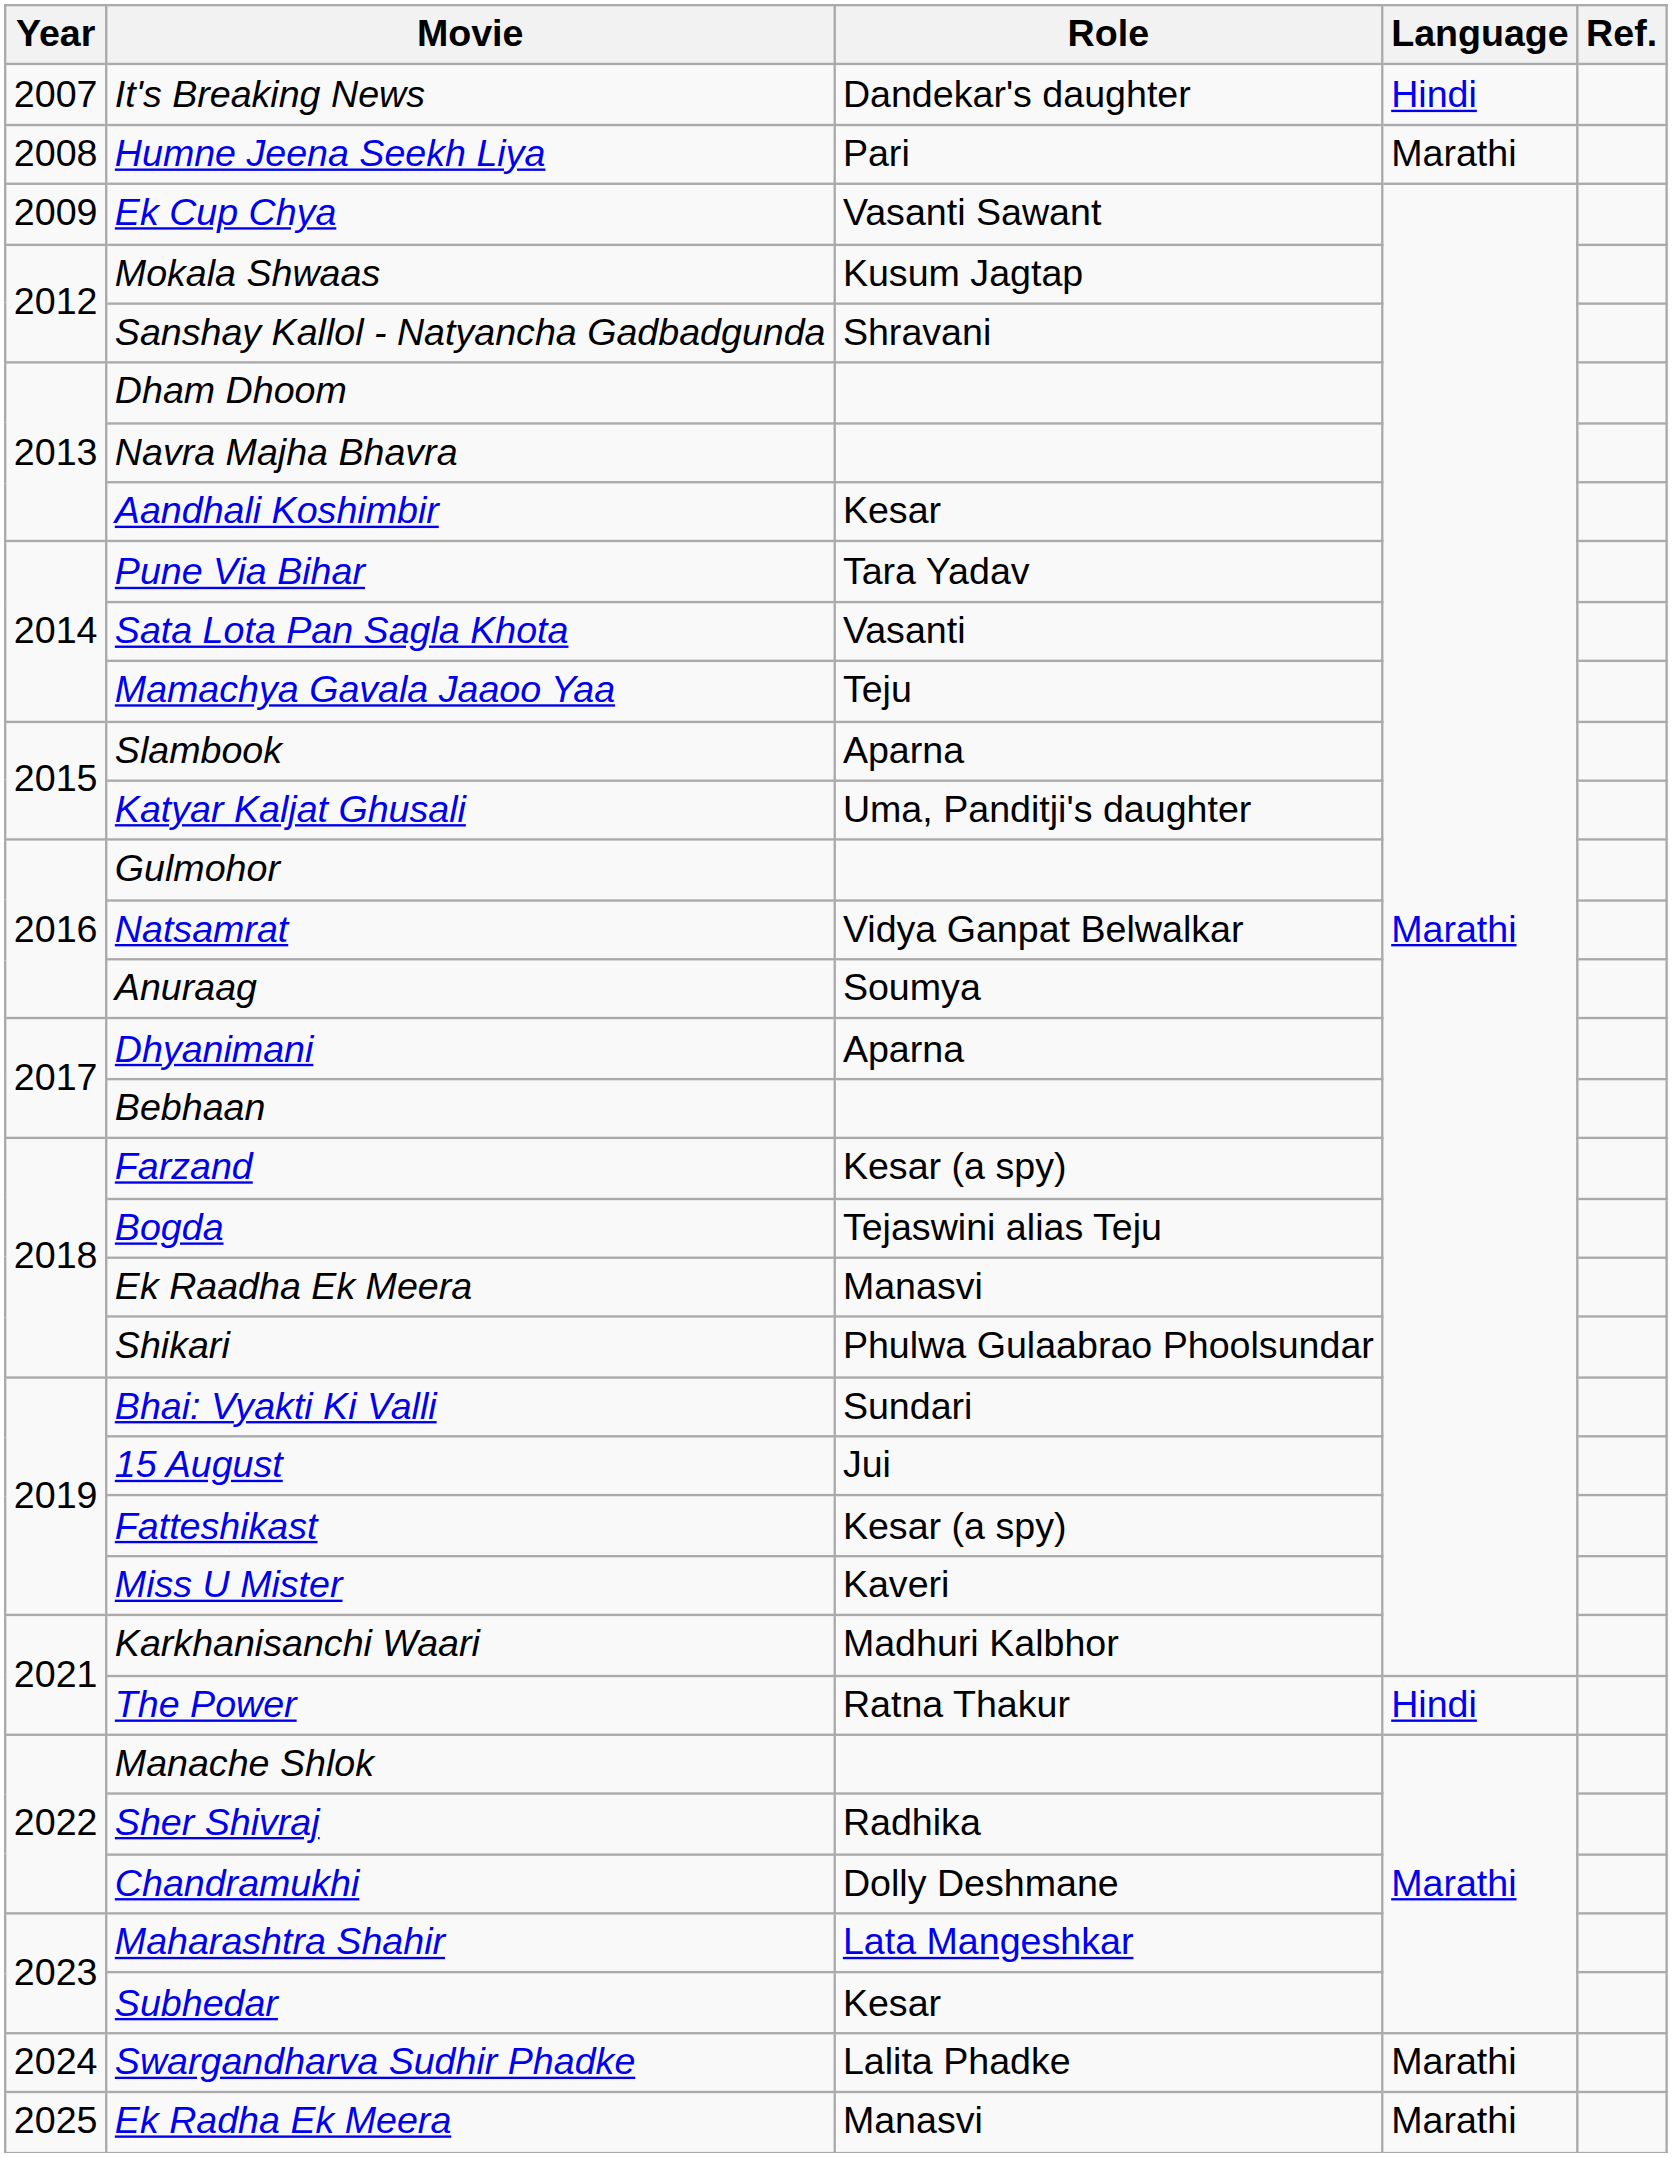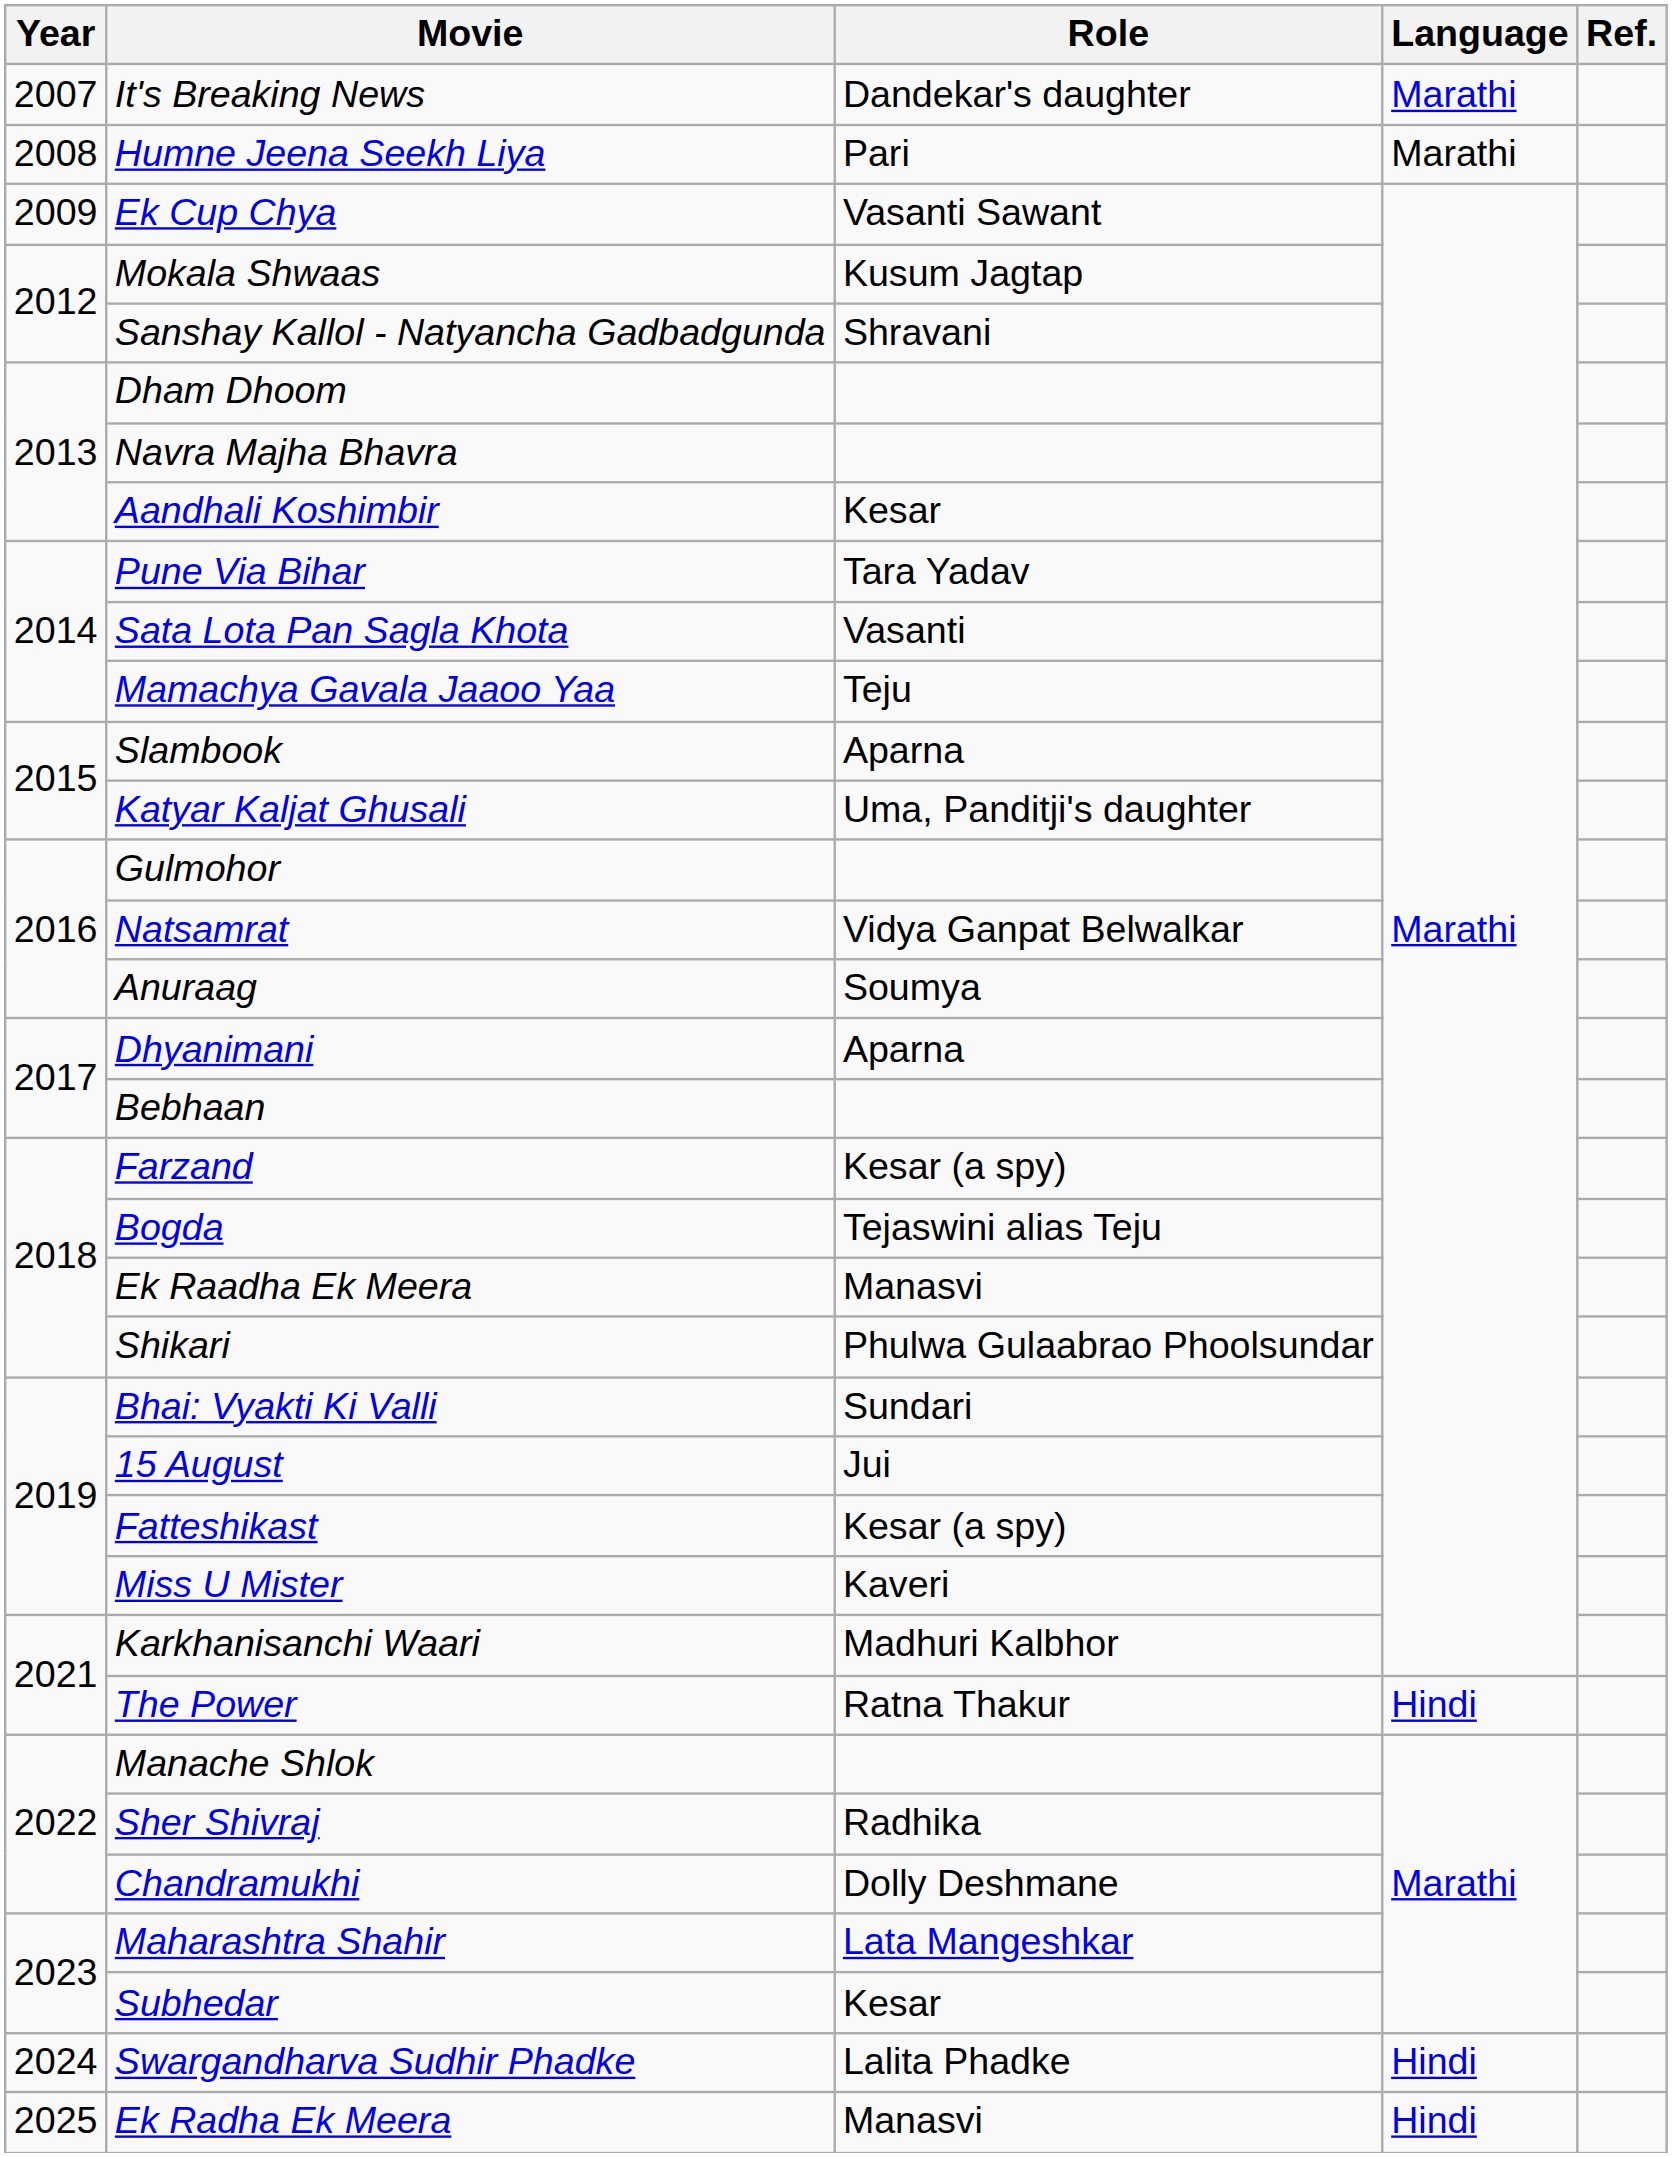(1434, 93) Hindi -> (1454, 93) Marathi
(1454, 2061) Marathi -> (1434, 2061) Hindi
(1454, 2121) Marathi -> (1434, 2121) Hindi
